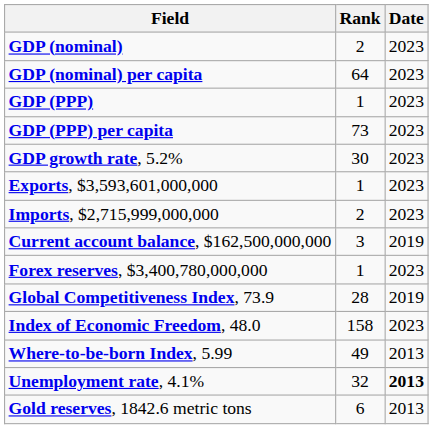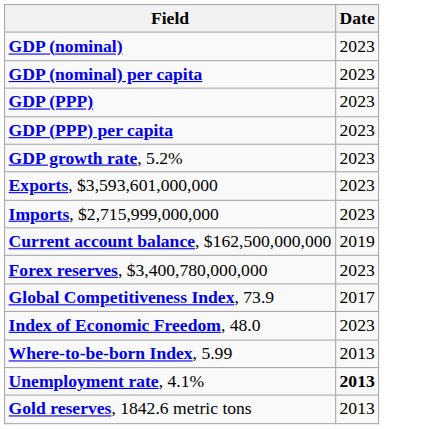- column: (360, 18)
(406, 297) 2019 -> (357, 297) 2017
